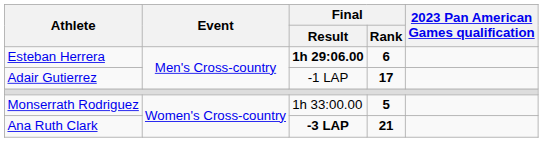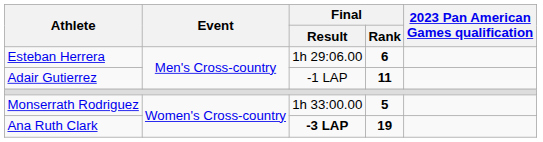(328, 57) bold -> (327, 57) normal
(386, 78) 17 -> (385, 78) 11
(386, 126) 21 -> (385, 126) 19
